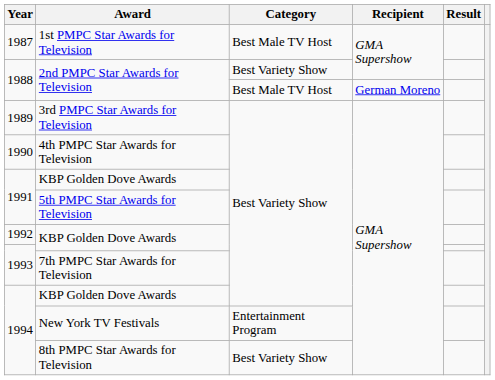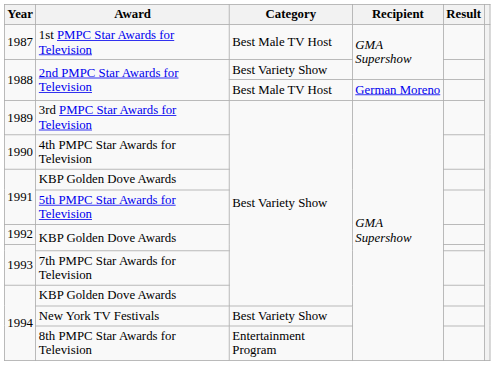(269, 323) Entertainment Program -> (280, 315) Best Variety Show
(280, 357) Best Variety Show -> (269, 343) Entertainment Program
